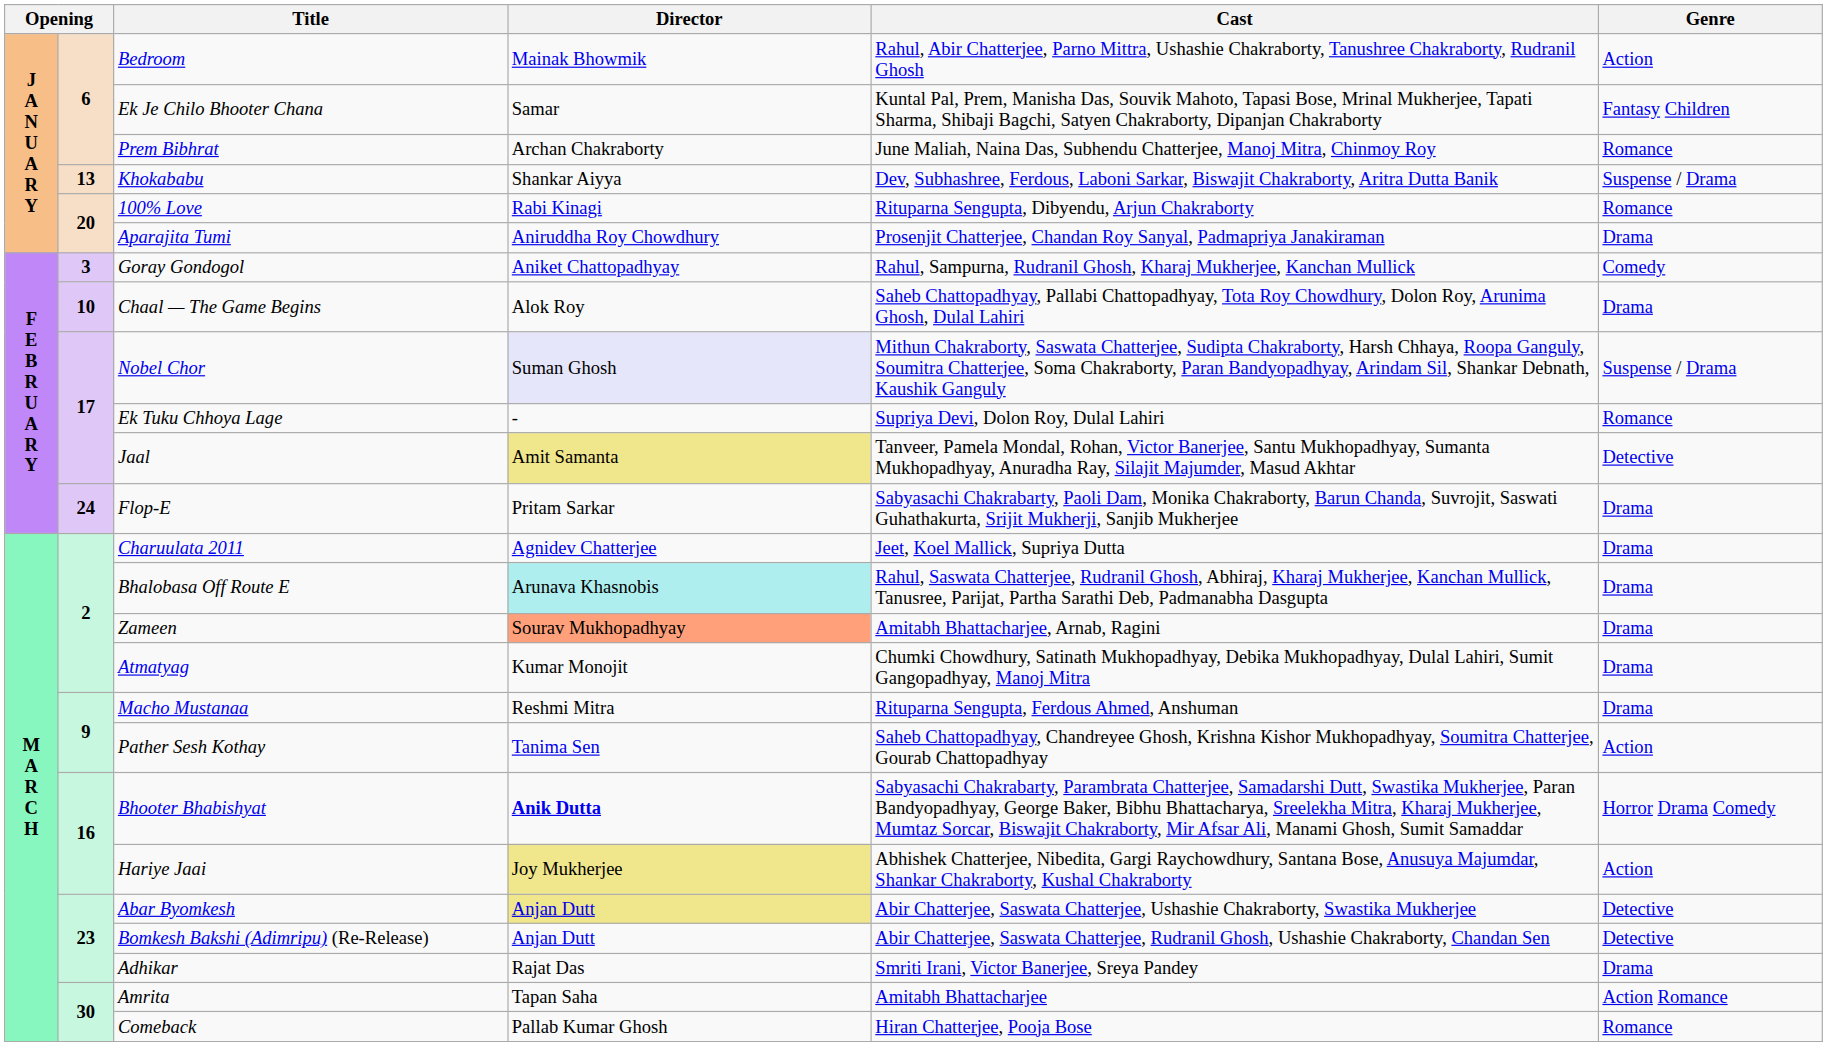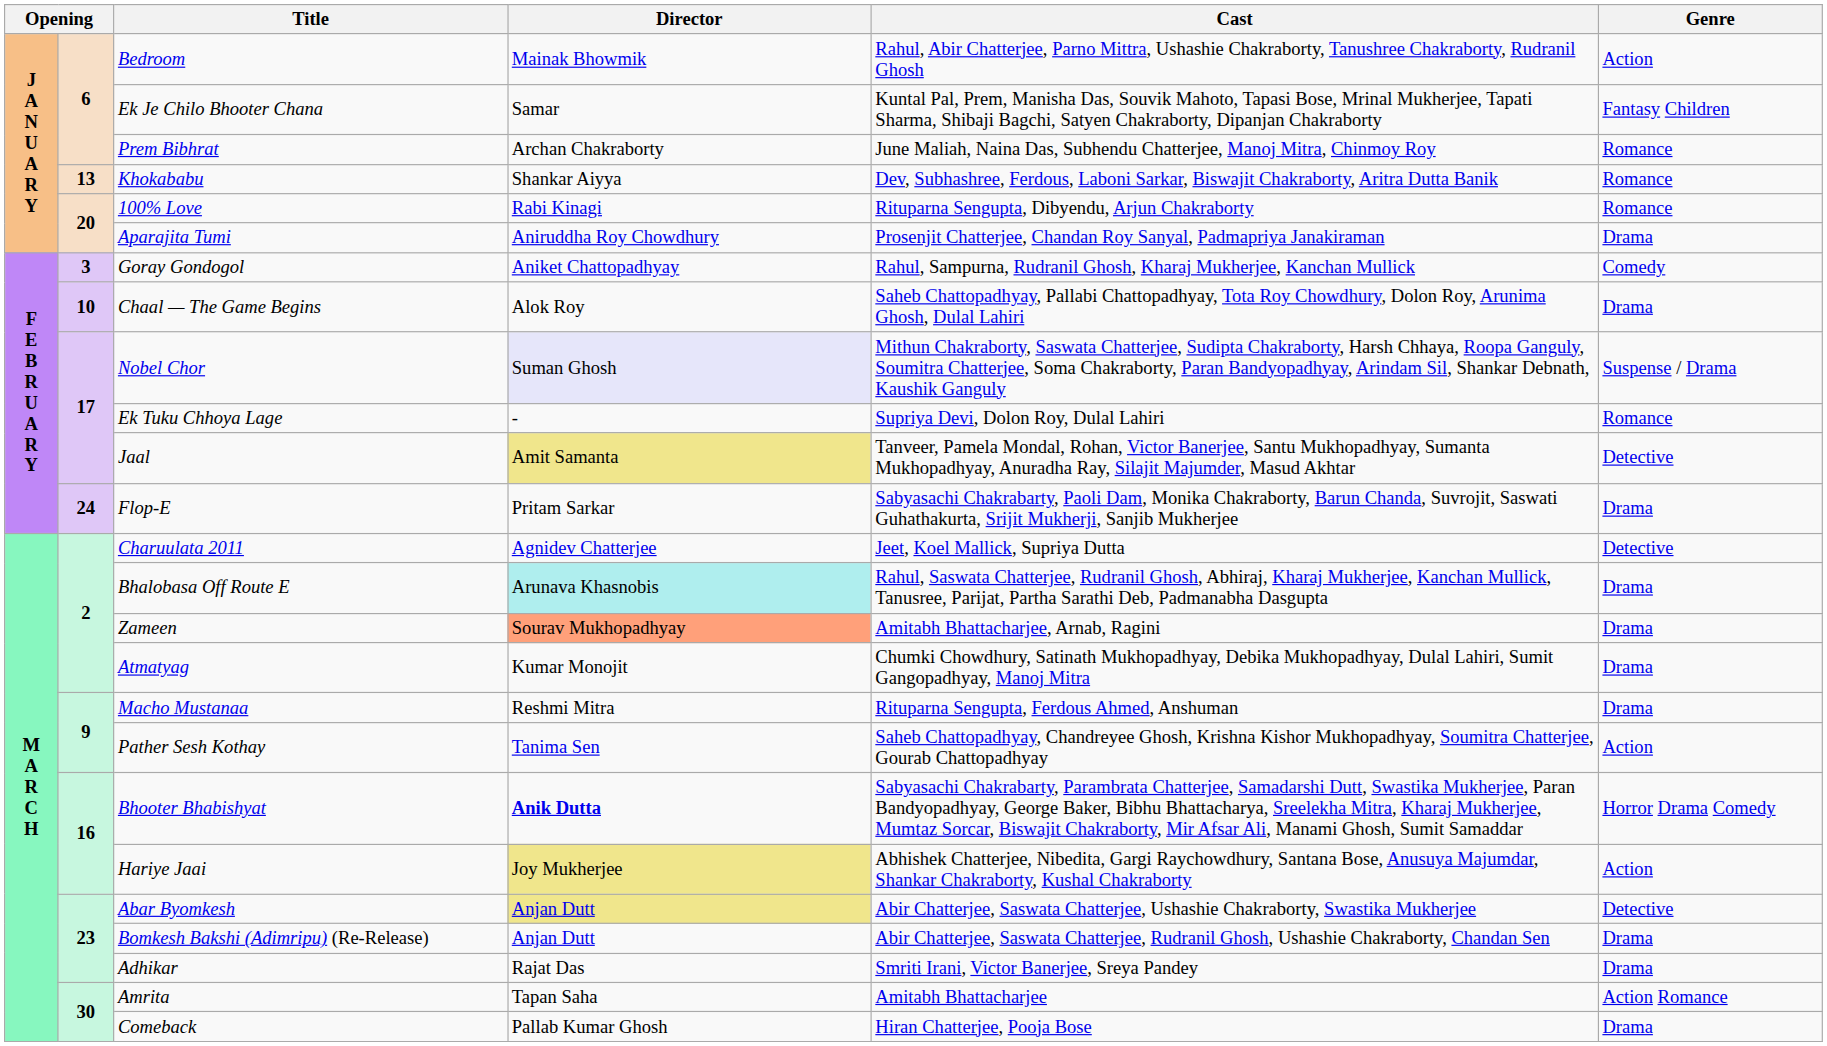(1669, 178) Suspense / Drama -> (1637, 178) Romance
(1628, 548) Drama -> (1638, 548) Detective
(1638, 938) Detective -> (1628, 938) Drama
(1637, 1026) Romance -> (1628, 1026) Drama
